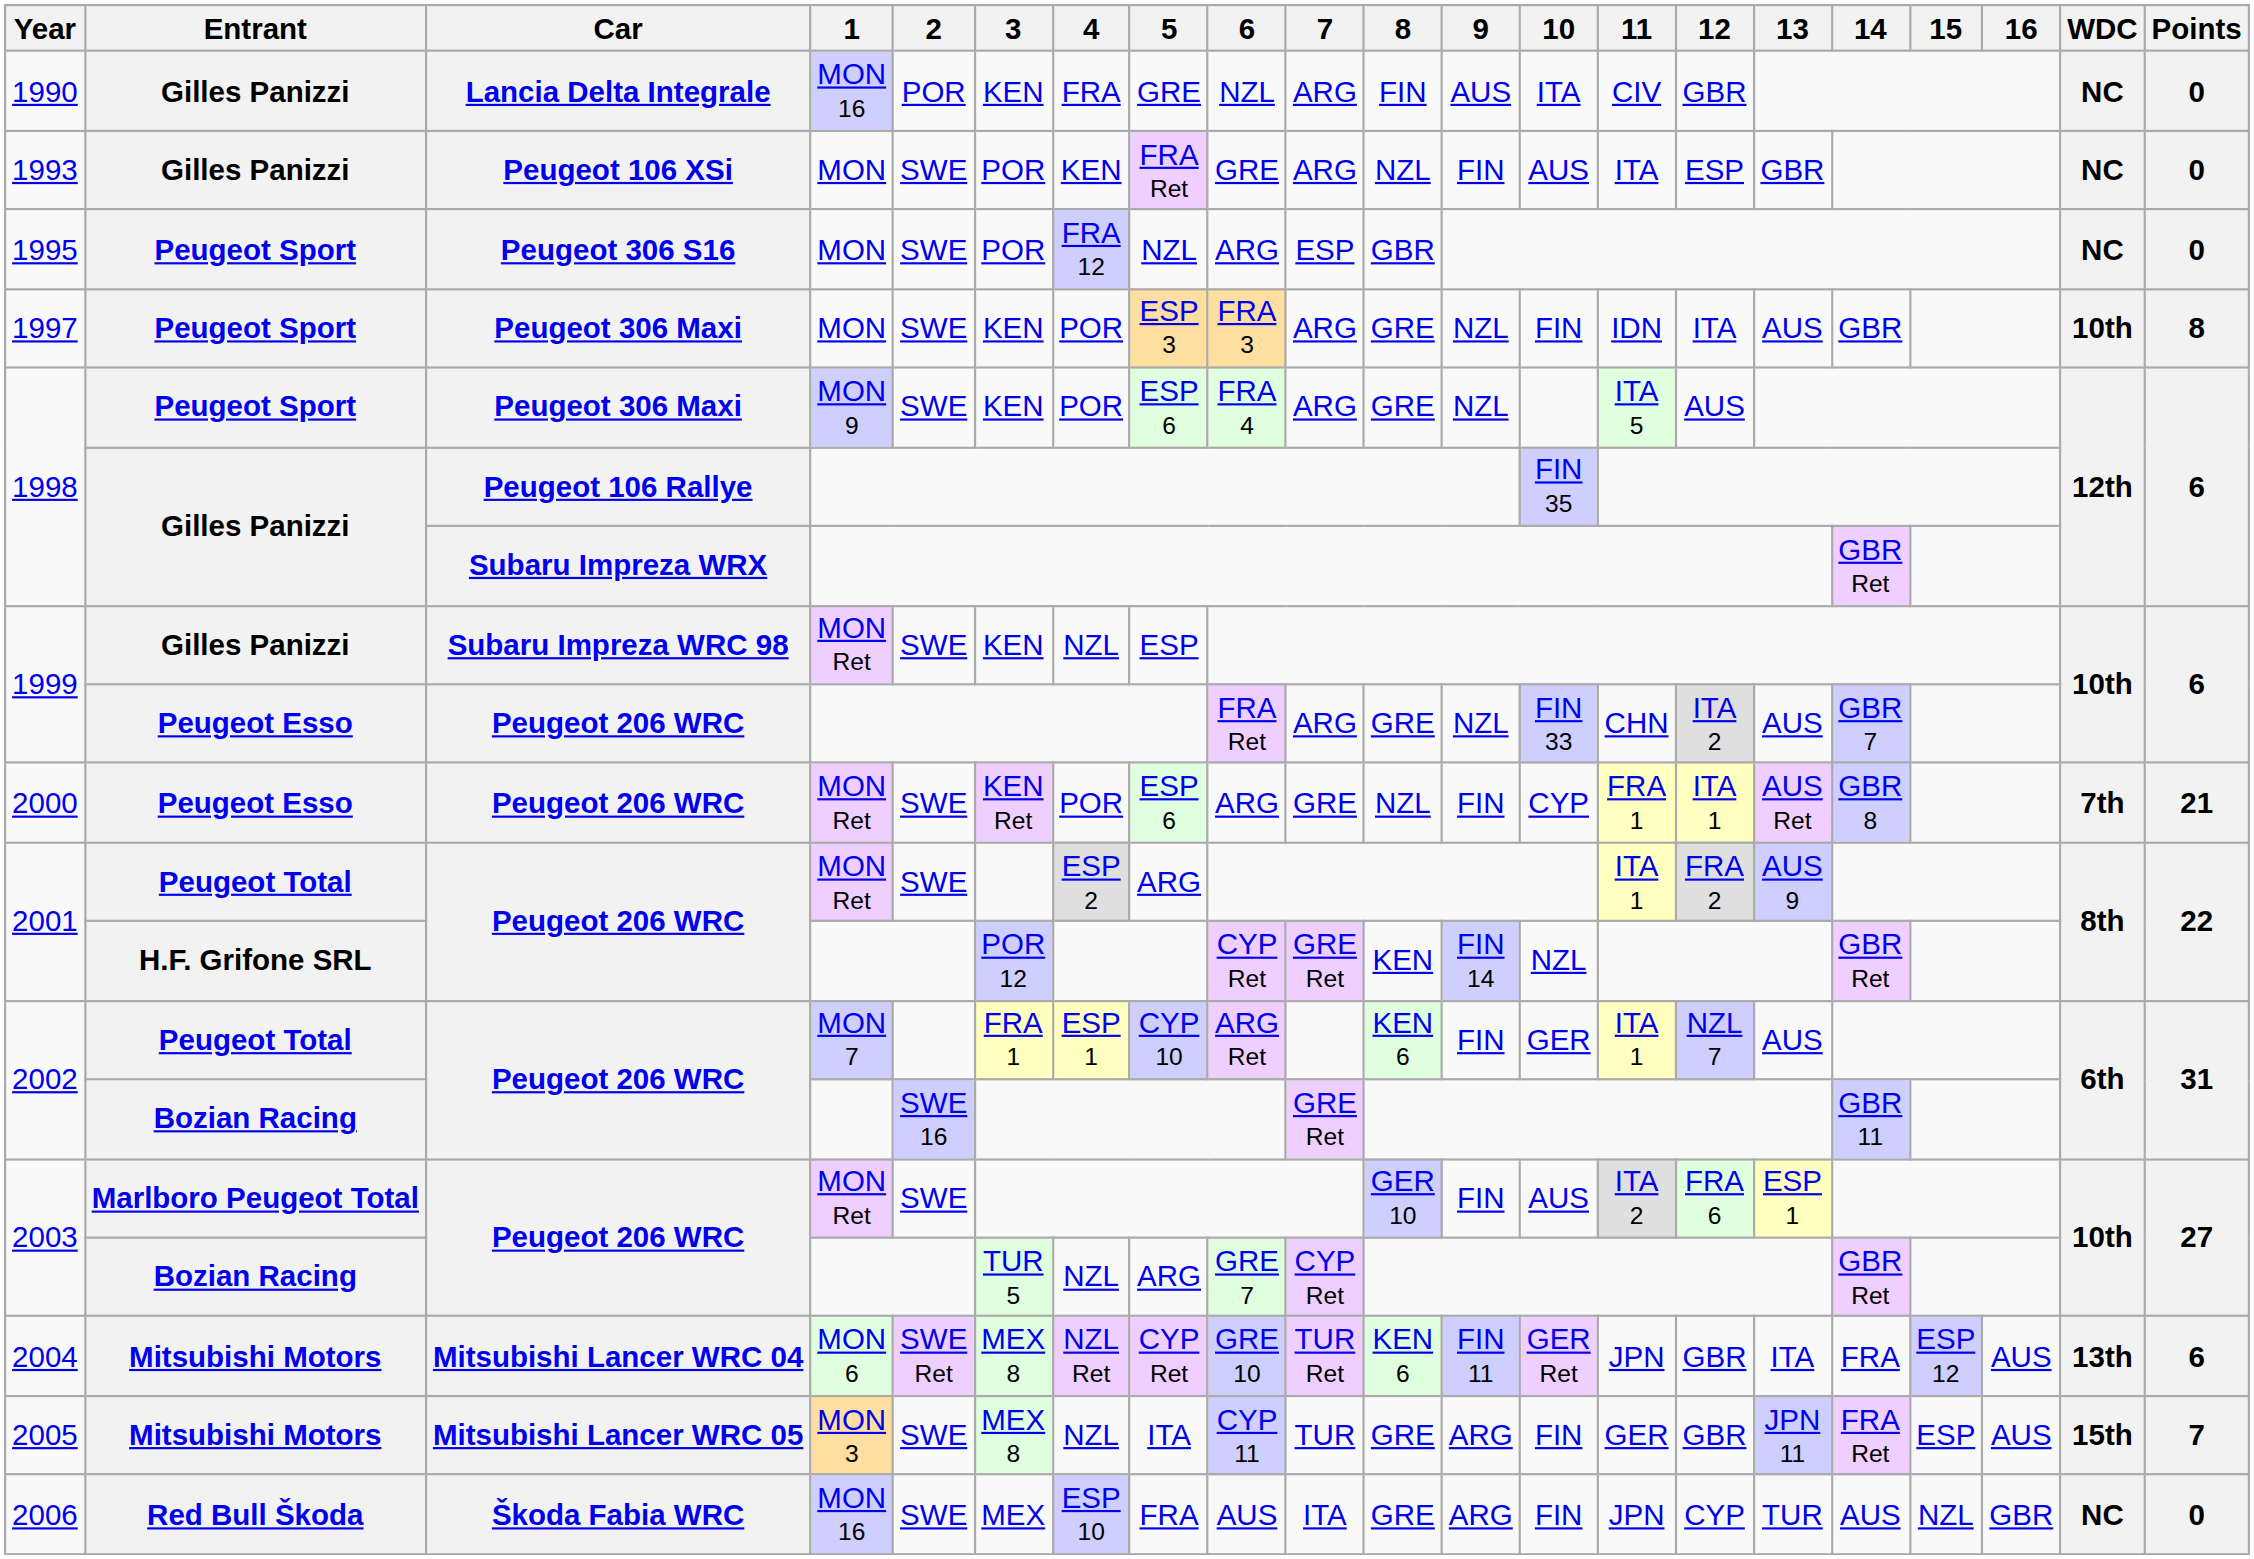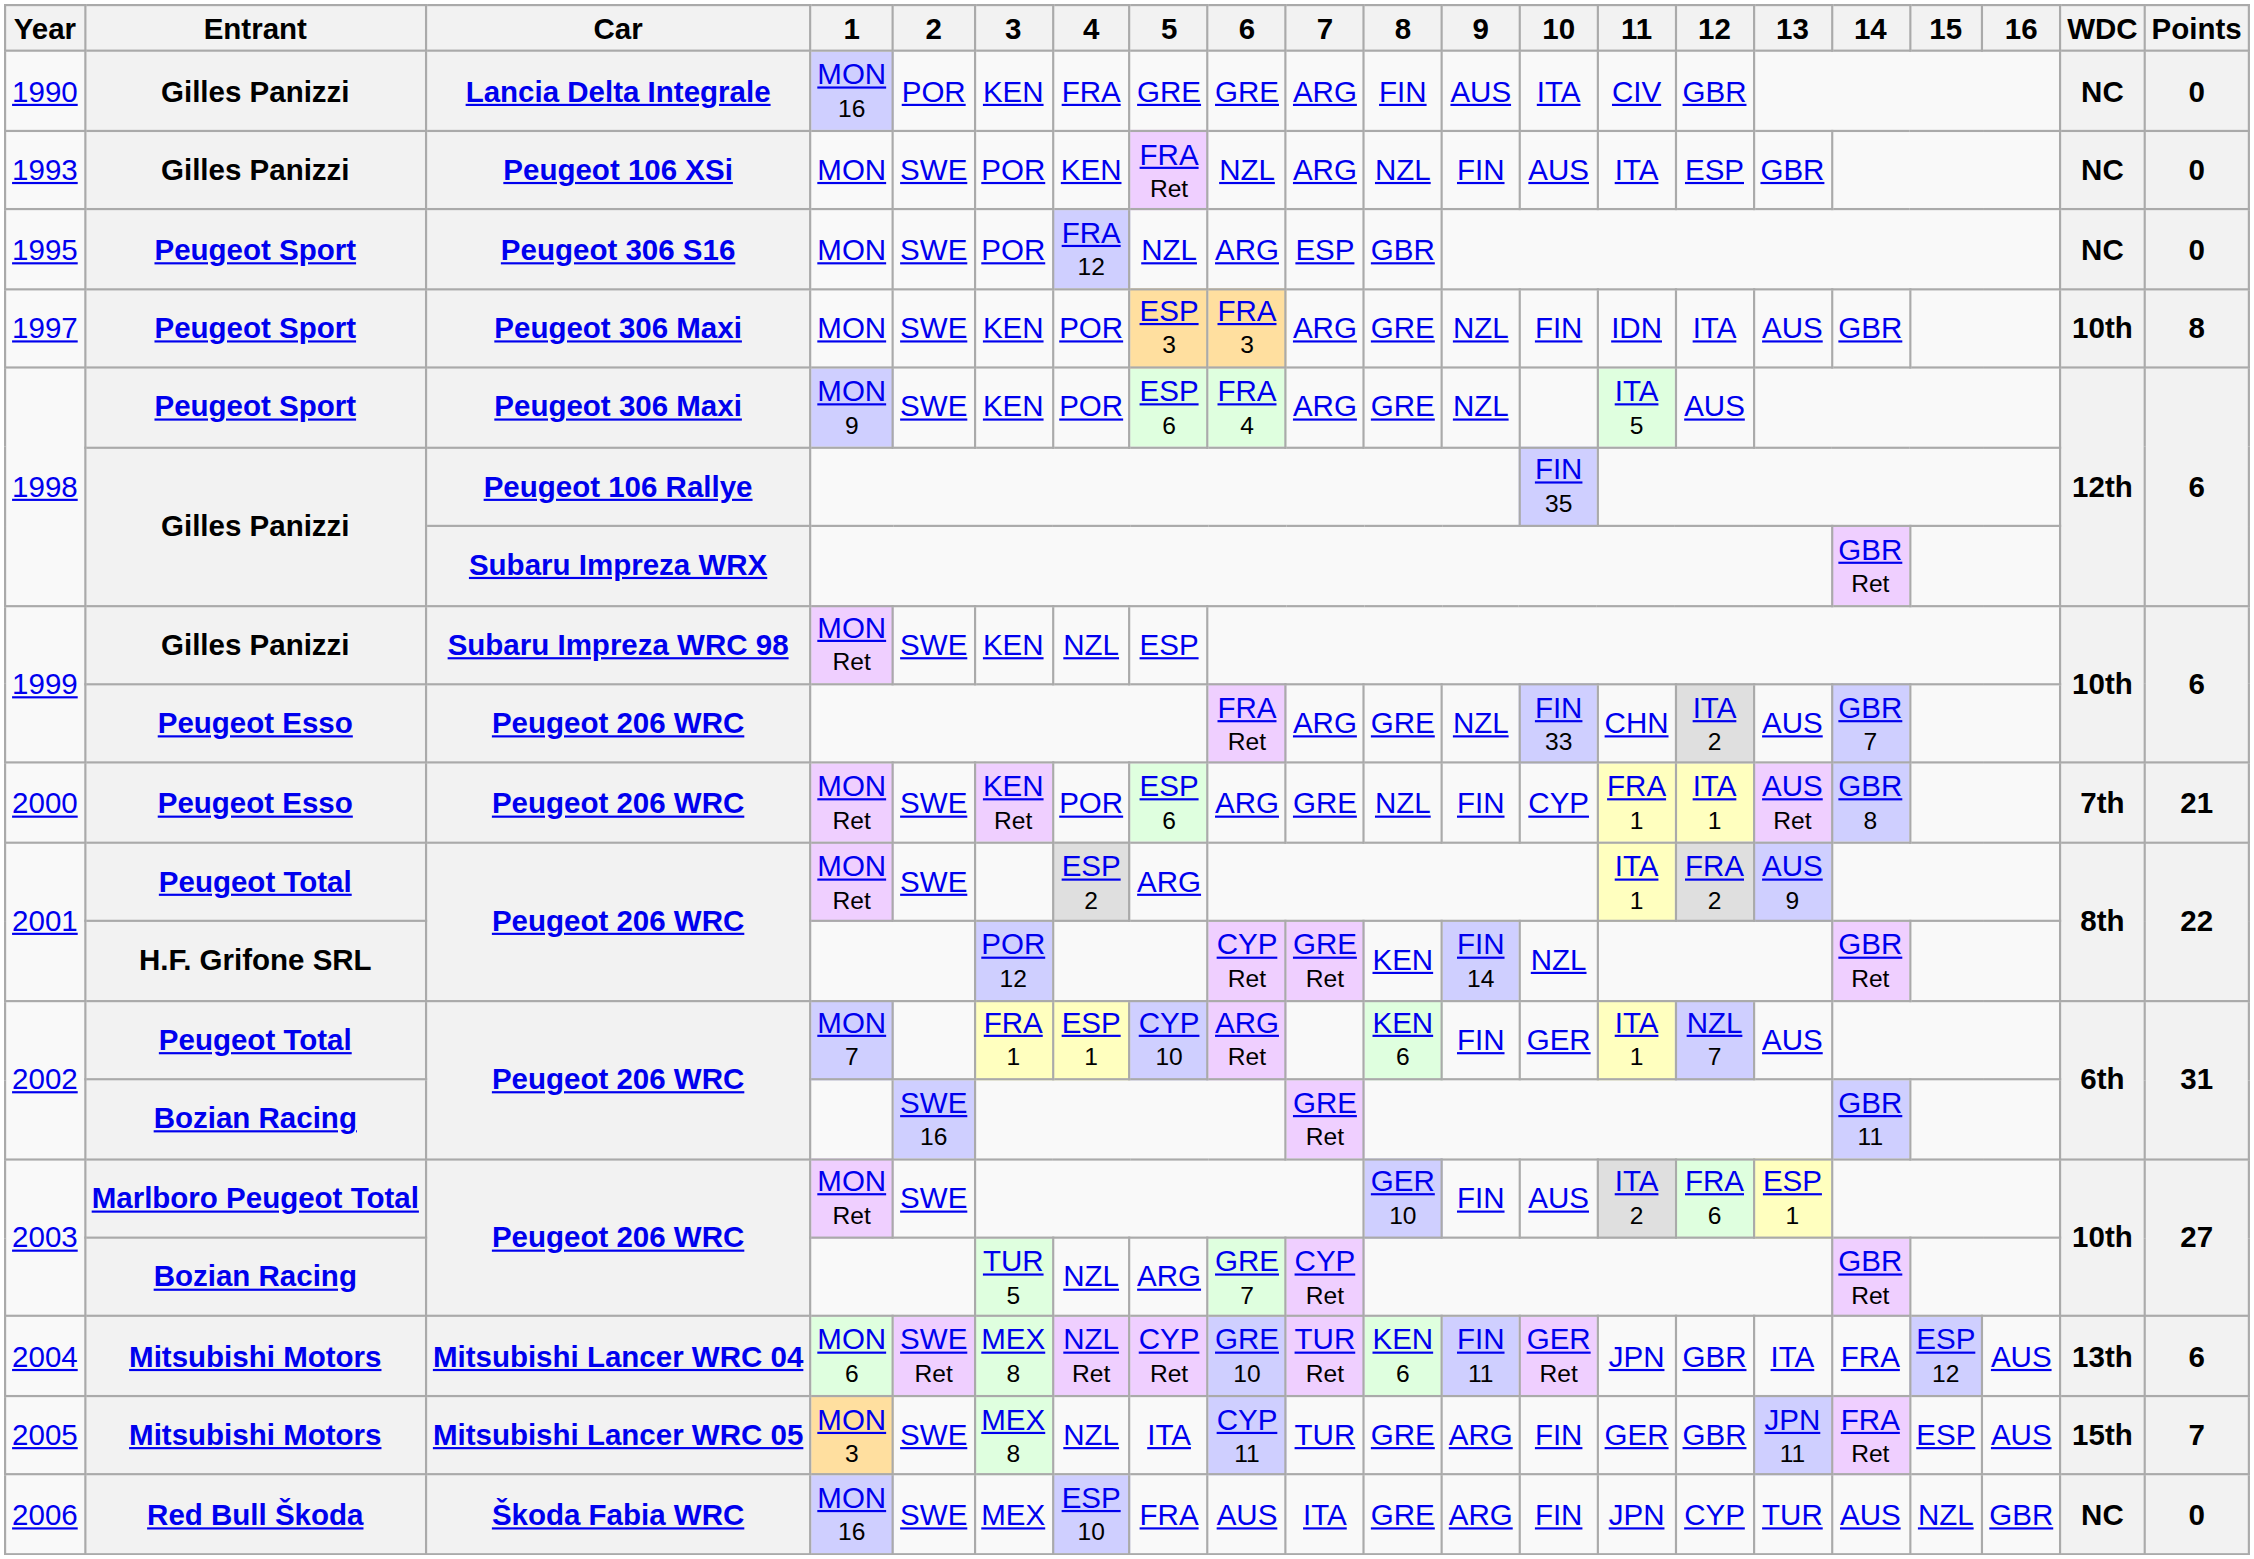(1247, 91) NZL -> (1247, 91) GRE
(1247, 170) GRE -> (1247, 170) NZL
